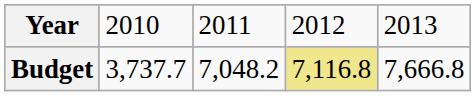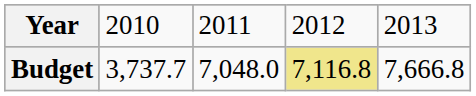(239, 68) 7,048.2 -> (239, 68) 7,048.0
